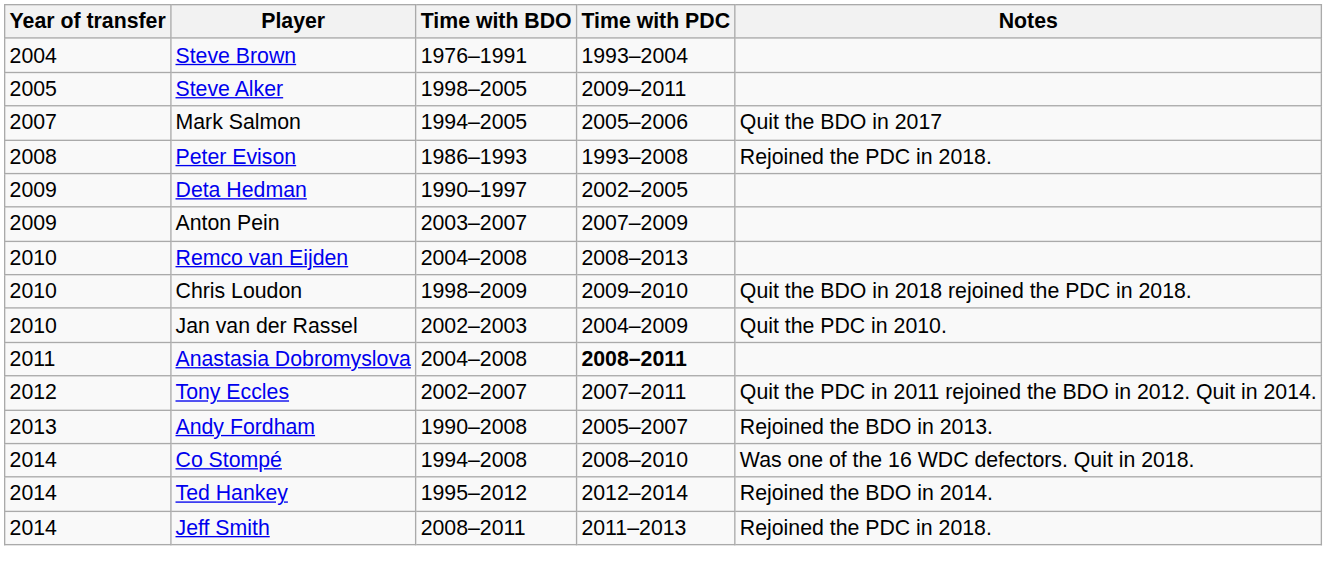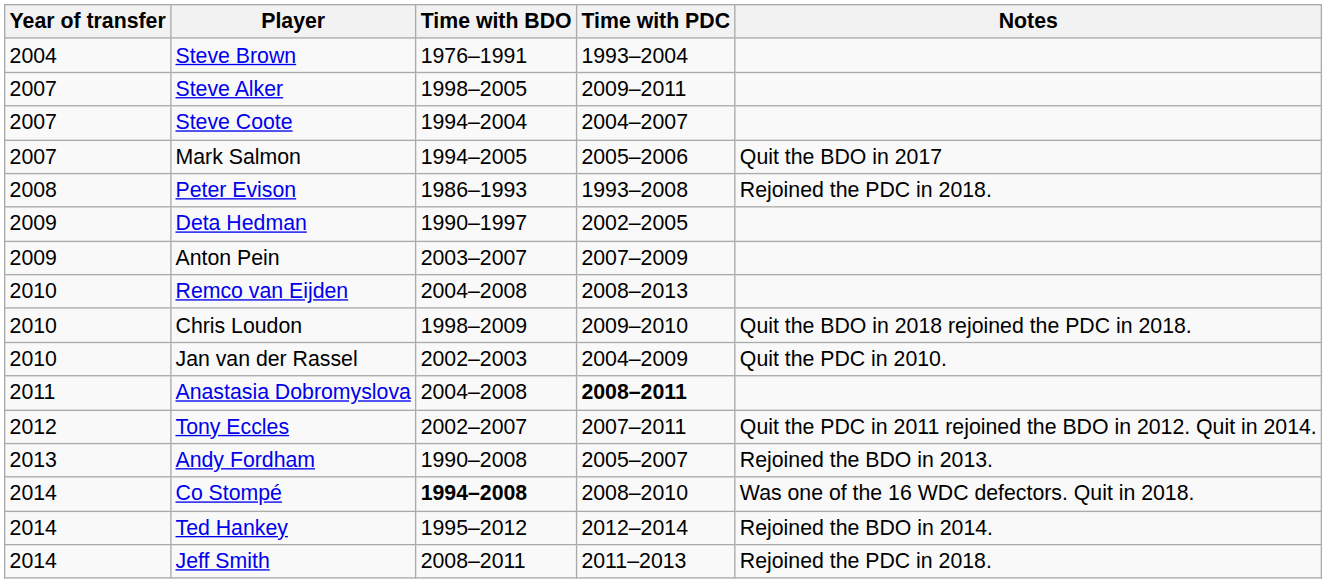(33, 88) 2005 -> (33, 88) 2007
+ row: (234, 122)
(474, 460) normal -> (474, 493) bold
